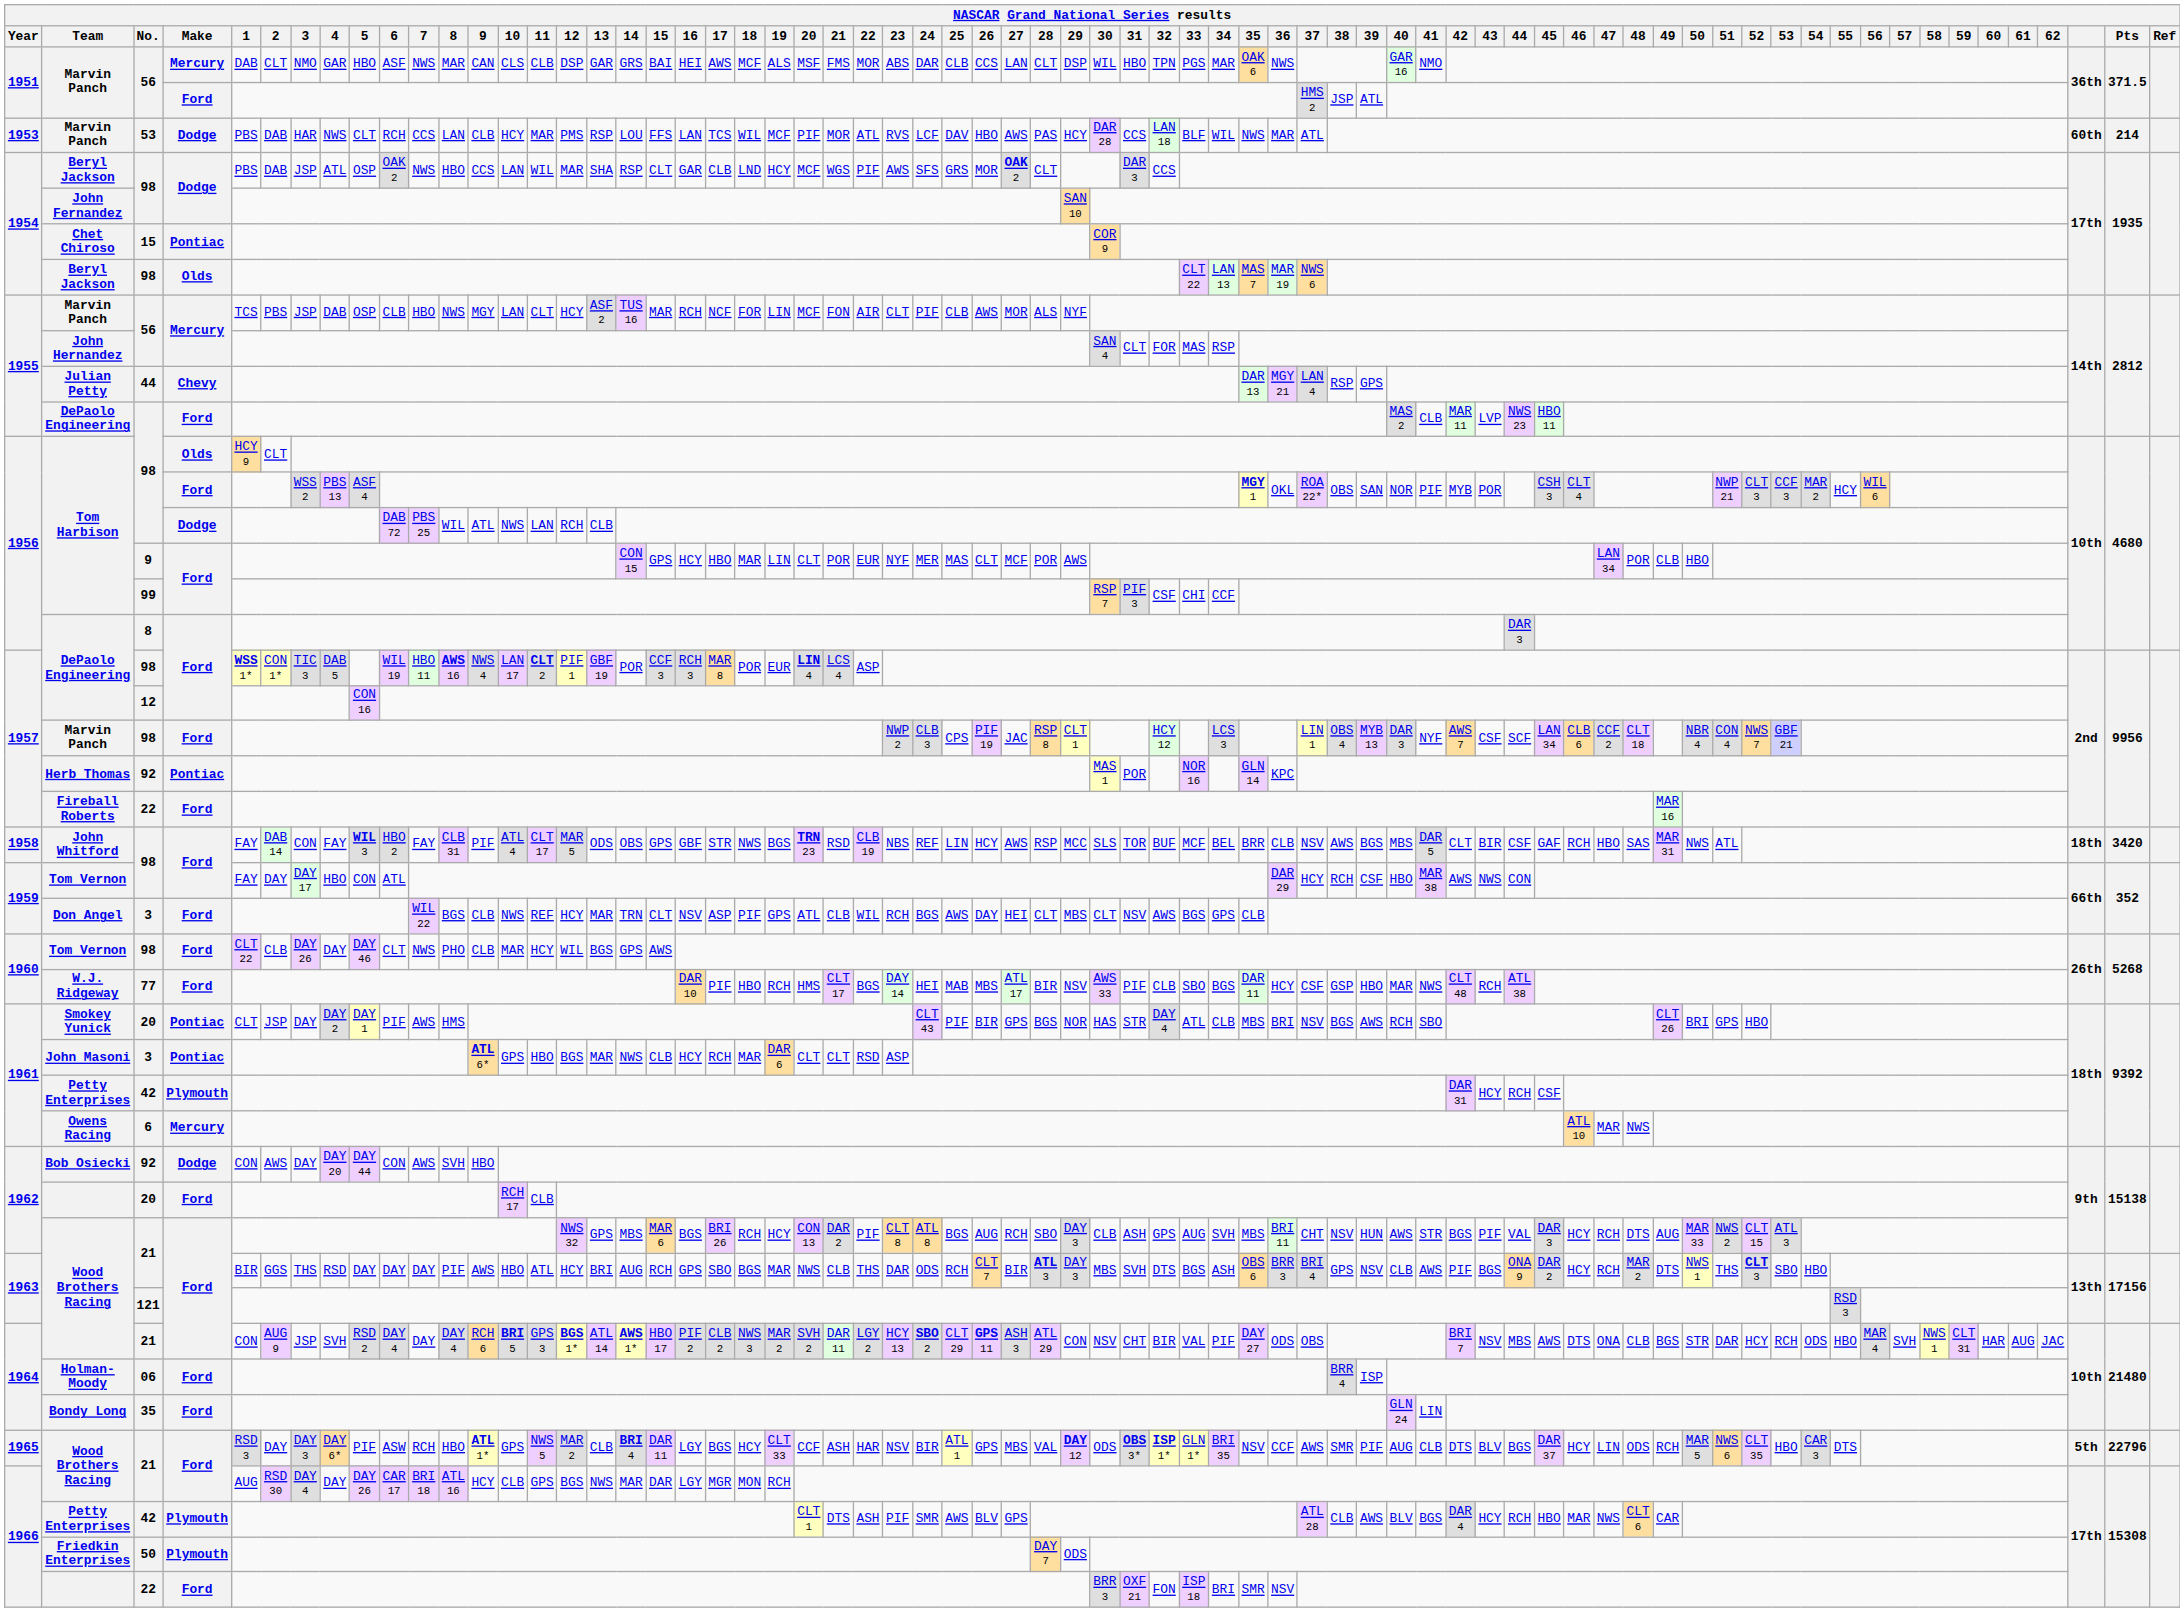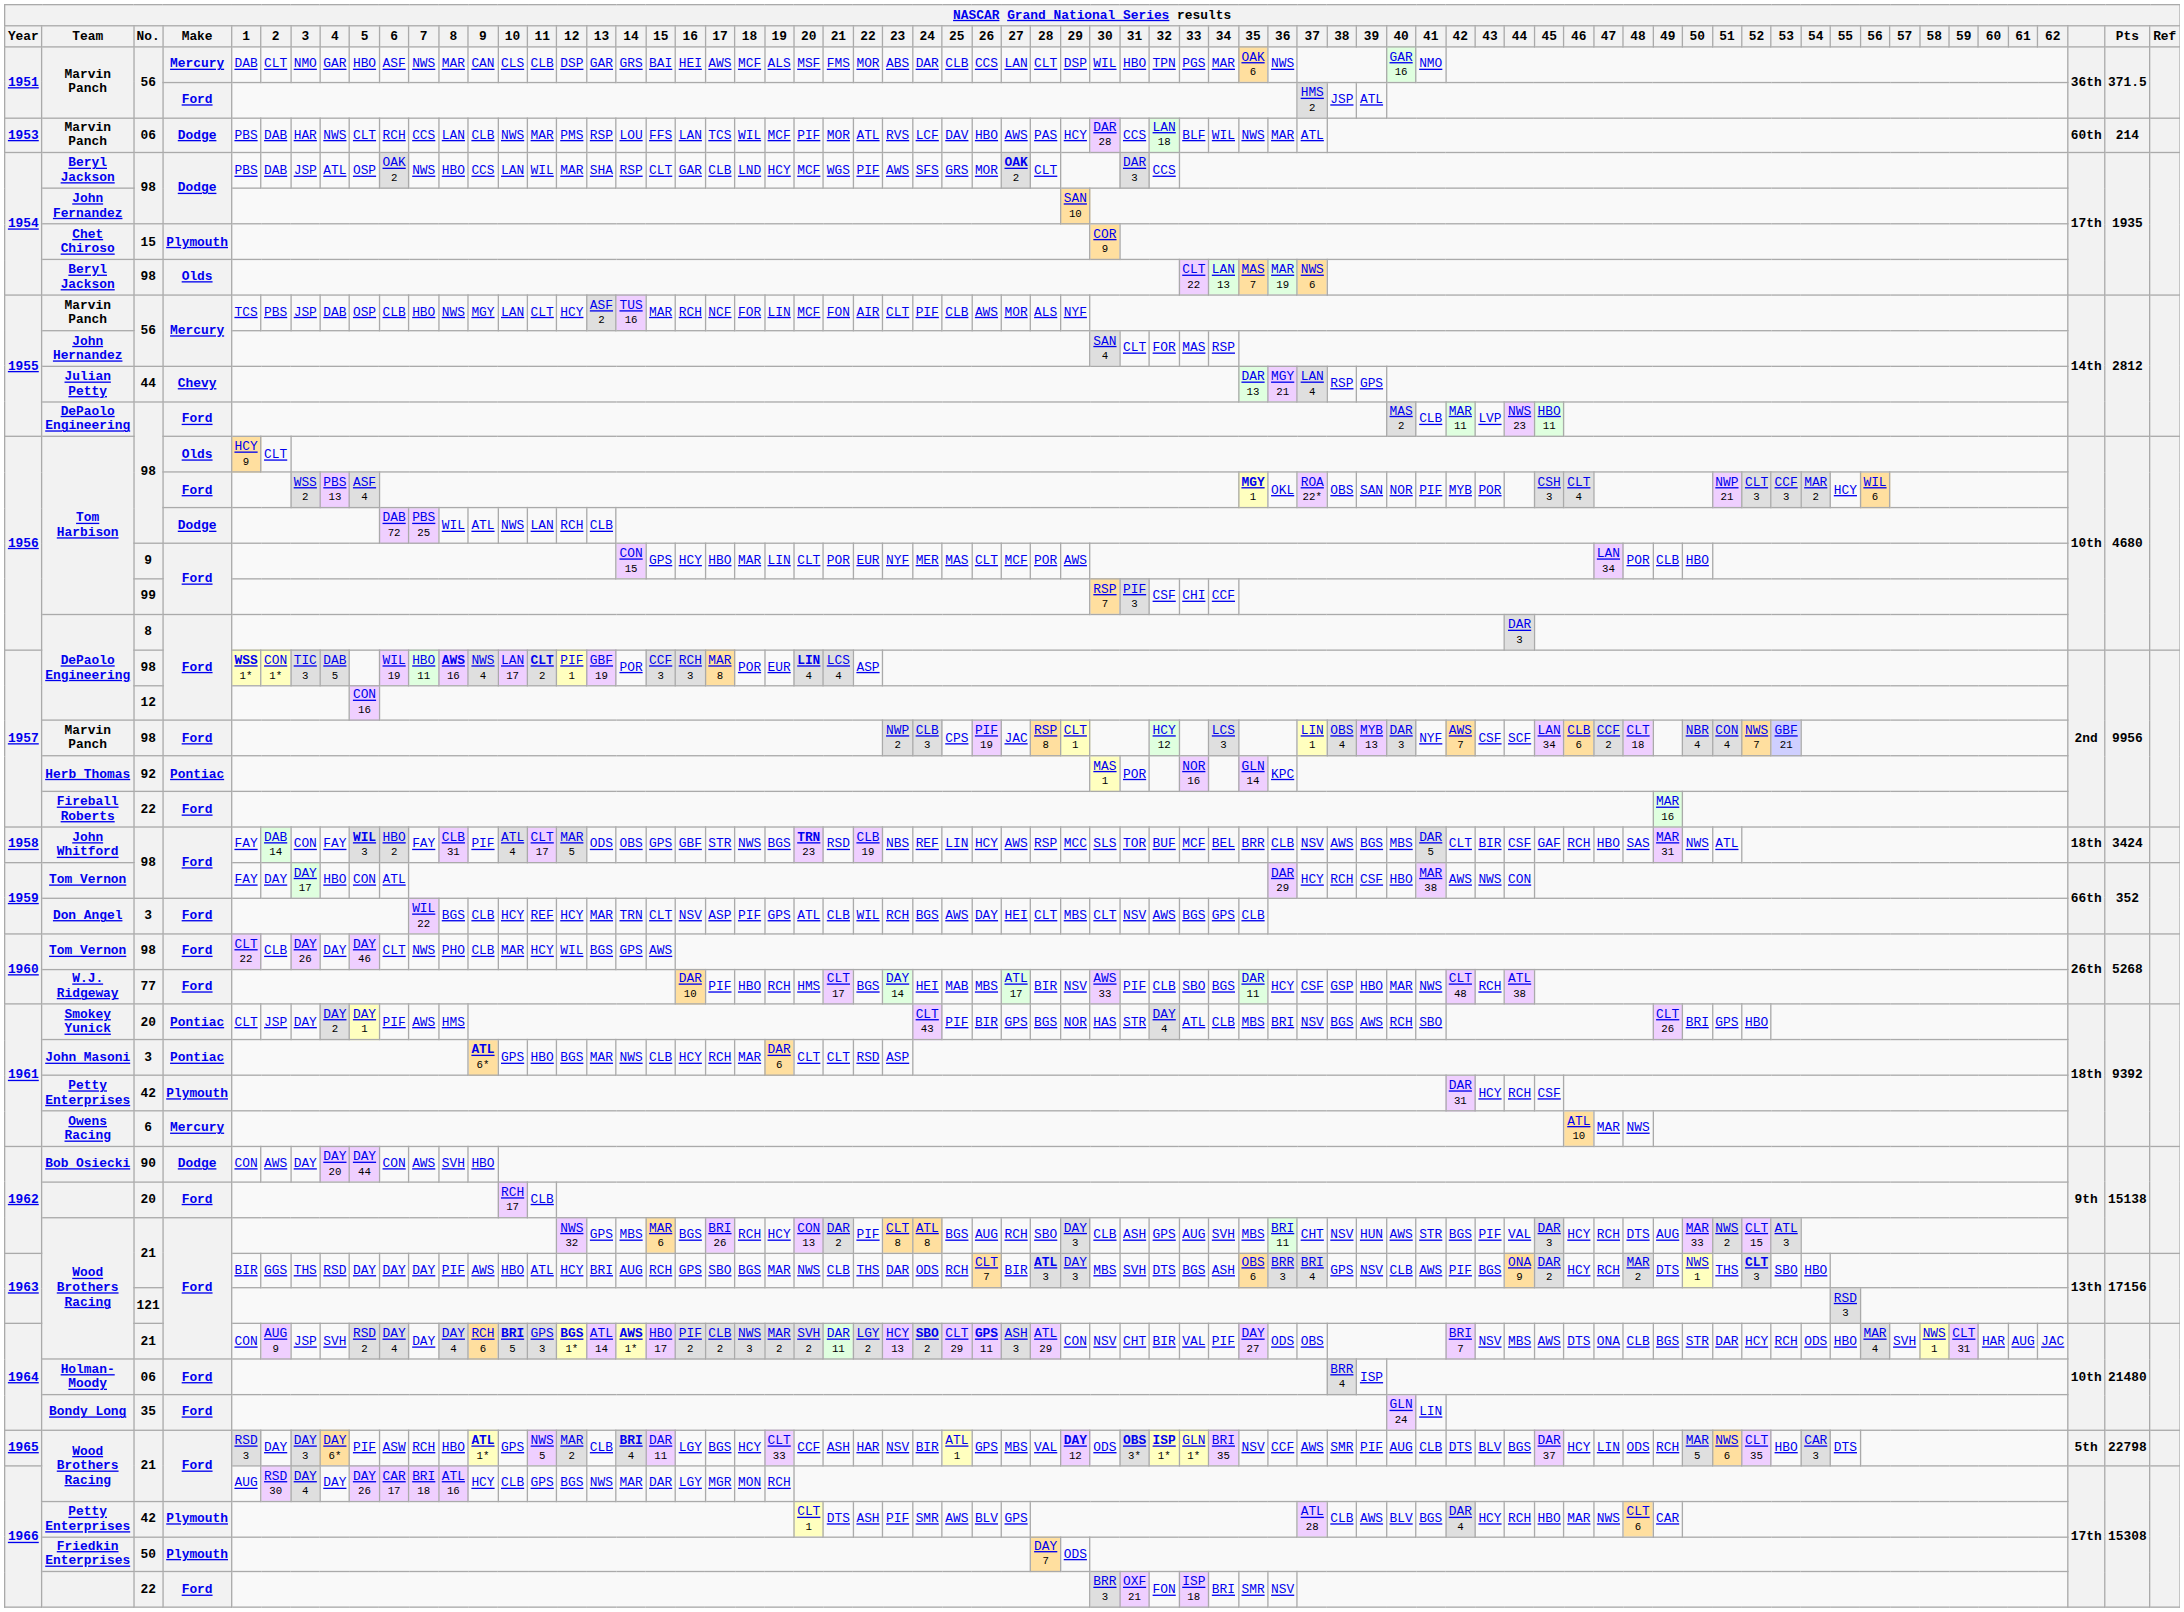(148, 135) 53 -> (148, 135) 06
(513, 135) HCY -> (513, 135) NWS
(197, 241) Pontiac -> (197, 241) Plymouth
(2127, 845) 3420 -> (2127, 845) 3424
(513, 915) NWS -> (513, 915) HCY
(148, 1164) 92 -> (148, 1164) 90
(2127, 1448) 22796 -> (2127, 1448) 22798
